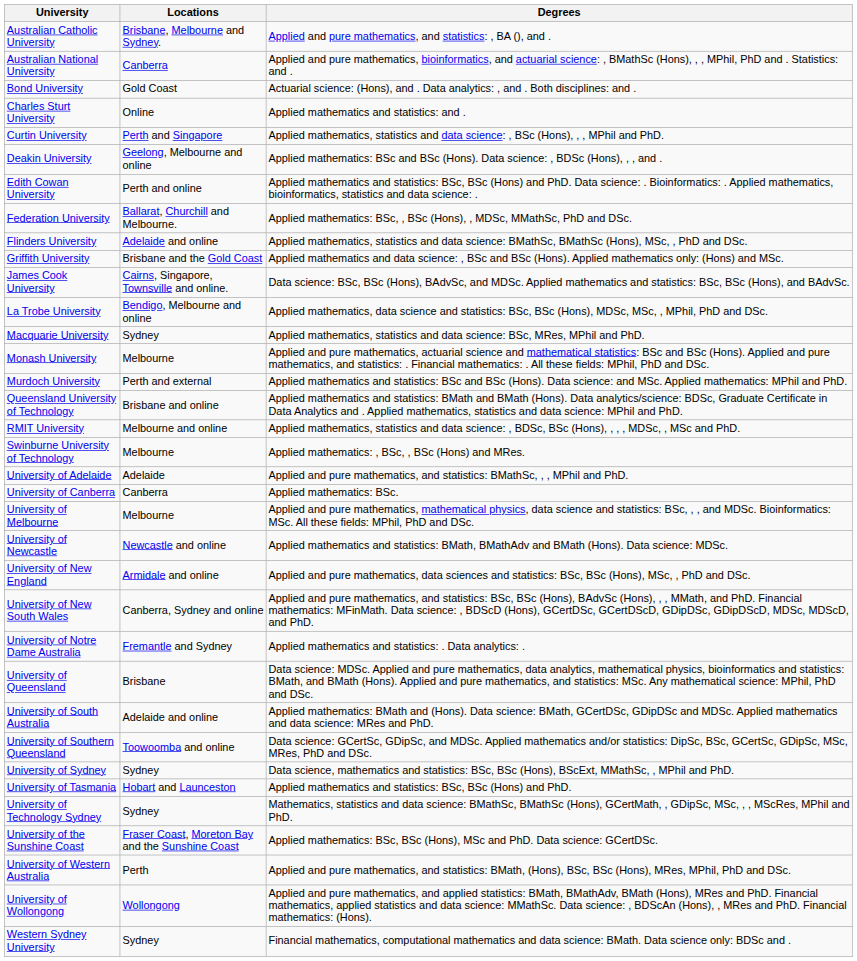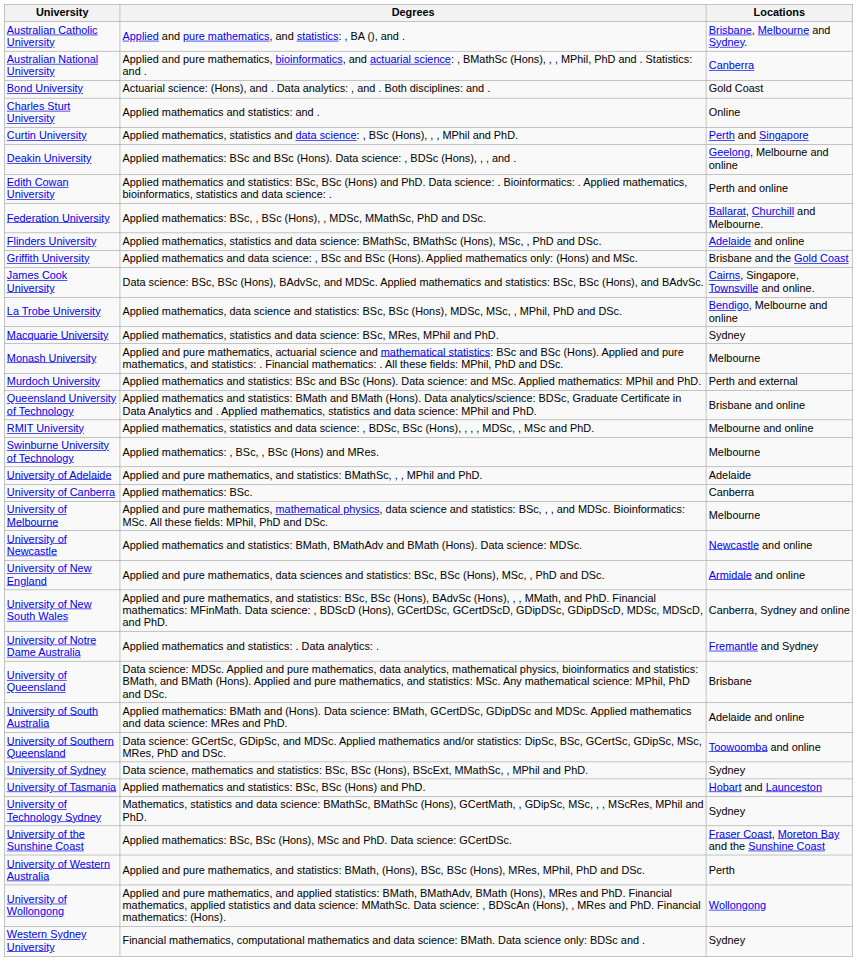columns swapped: (193, 13) <-> (559, 13)
